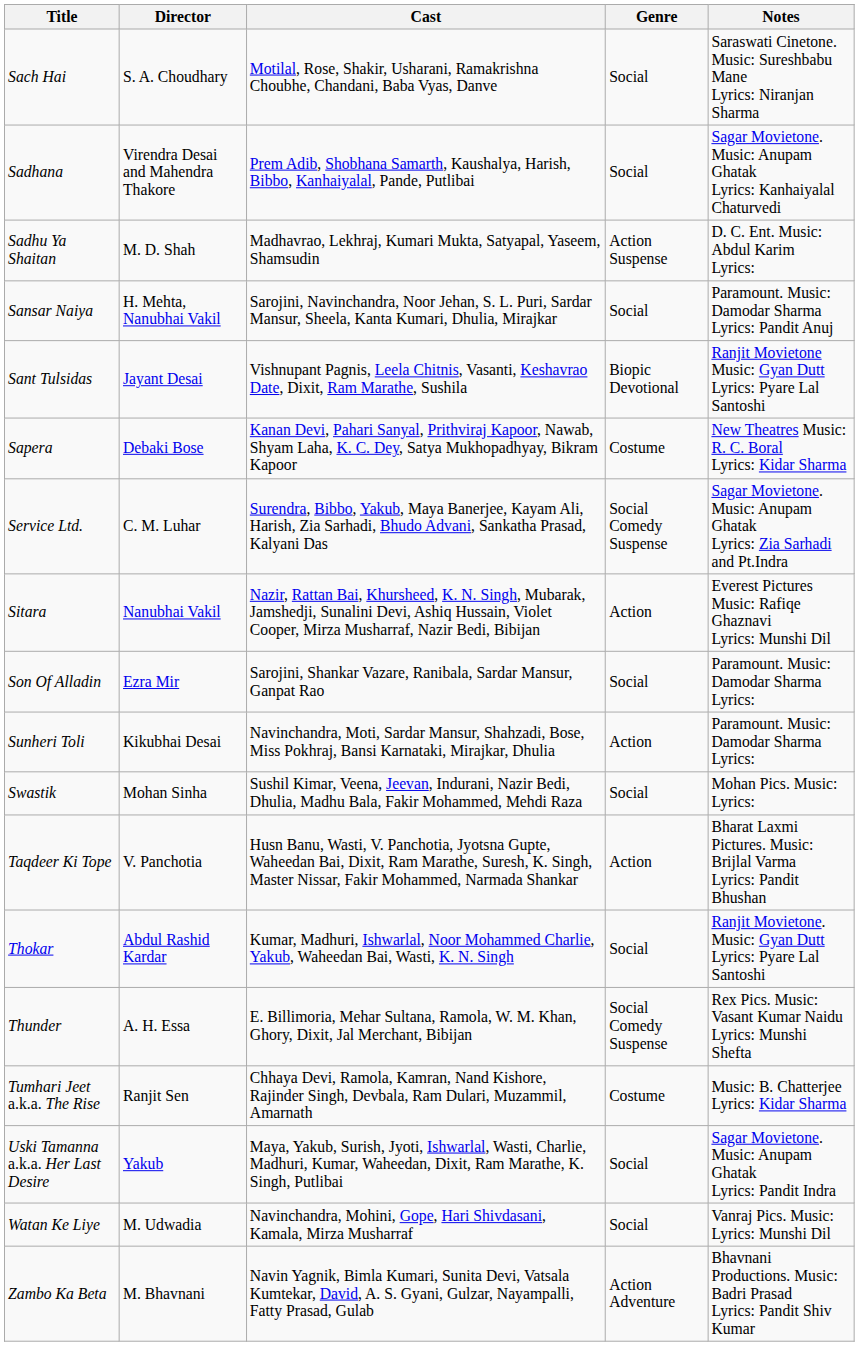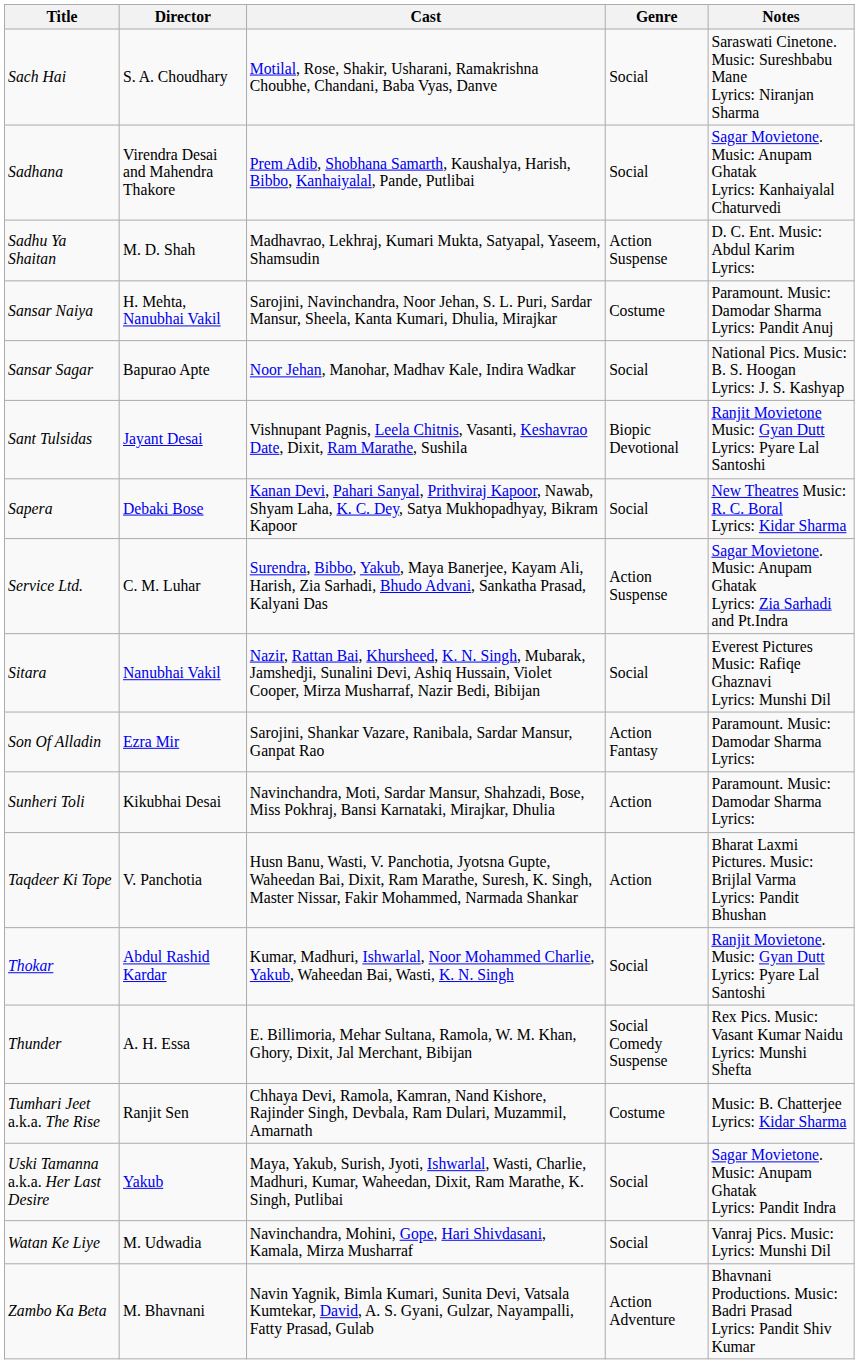(629, 310) Social -> (637, 310) Costume
+ row: (51, 370)
(637, 448) Costume -> (629, 508) Social
(638, 526) Social Comedy Suspense -> (638, 586) Action Suspense
(630, 612) Action -> (629, 672) Social
(629, 681) Social -> (634, 741) Action Fantasy
- row: (32, 793)
